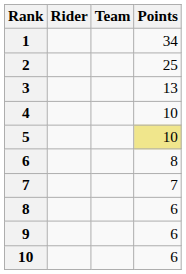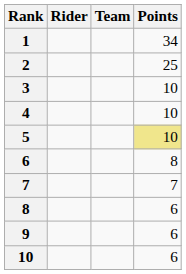(170, 88) 13 -> (170, 88) 10
